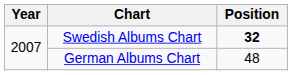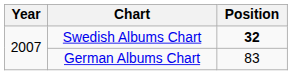(252, 59) 48 -> (252, 59) 83
